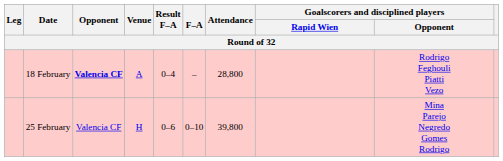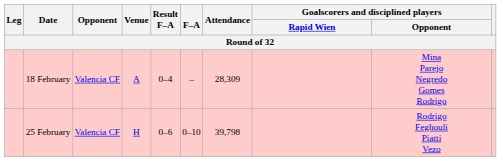(99, 74) bold -> (97, 79) normal
(230, 74) 28,800 -> (228, 79) 28,309
(434, 74) Rodrigo Feghouli Piatti Vezo -> (431, 79) Mina Parejo Negredo Gomes Rodrigo
(230, 127) 39,800 -> (228, 133) 39,798
(434, 127) Mina Parejo Negredo Gomes Rodrigo -> (431, 133) Rodrigo Feghouli Piatti Vezo
